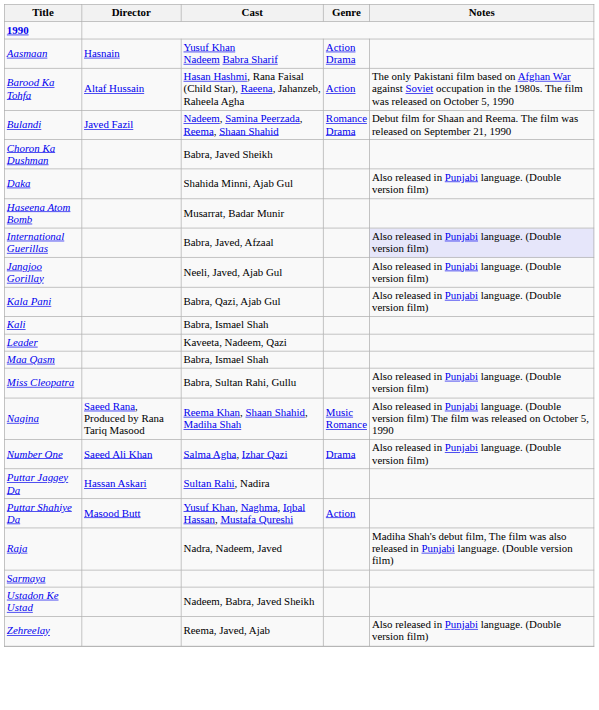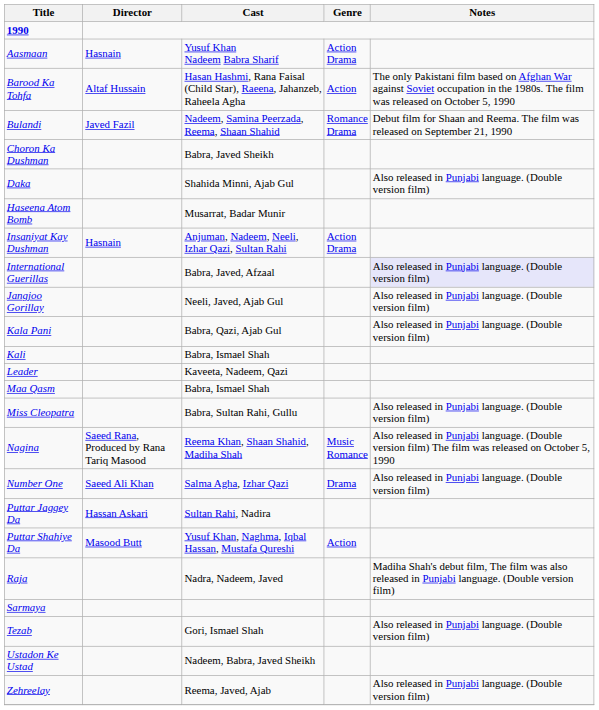+ row: (37, 242)
+ row: (19, 631)
